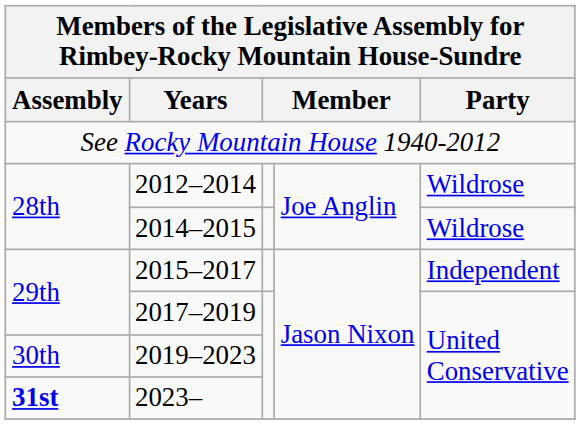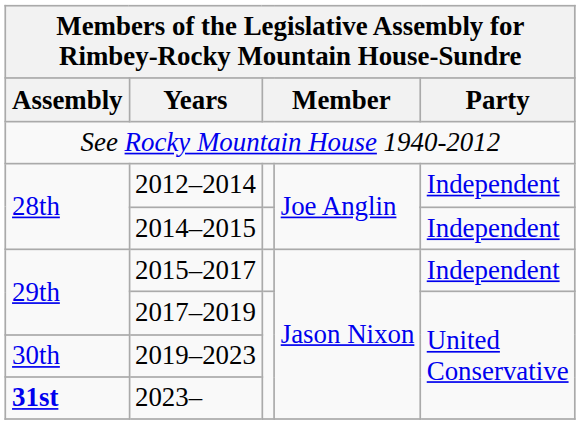(475, 184) Wildrose -> (493, 184) Independent
(475, 227) Wildrose -> (493, 227) Independent
